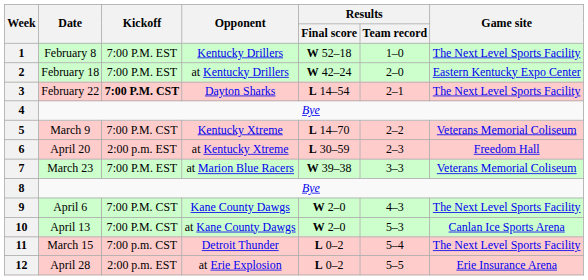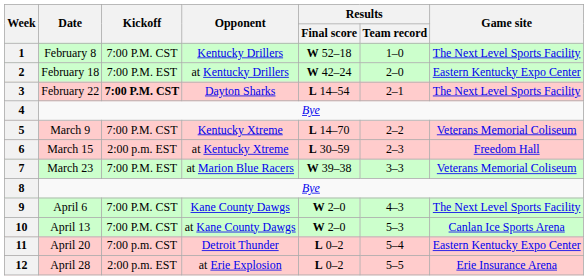(142, 52) 7:00 P.M. EST -> (142, 52) 7:00 P.M. CST
(70, 149) April 20 -> (70, 149) March 15
(70, 245) March 15 -> (70, 245) April 20
(507, 245) The Next Level Sports Facility -> (507, 245) Eastern Kentucky Expo Center
